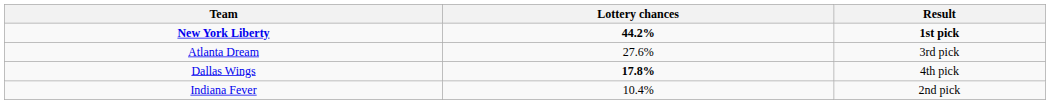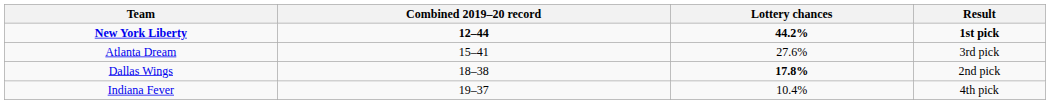+ column: (474, 14)
(939, 71) 4th pick -> (979, 71) 2nd pick
(939, 90) 2nd pick -> (979, 90) 4th pick
